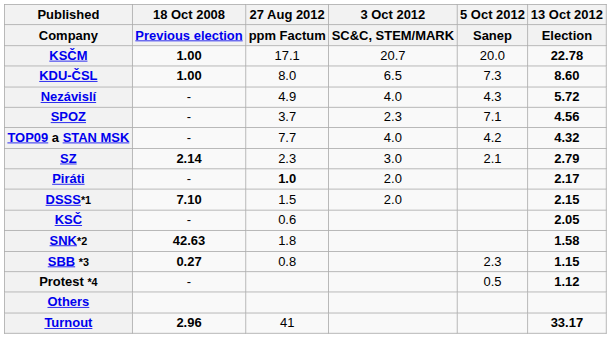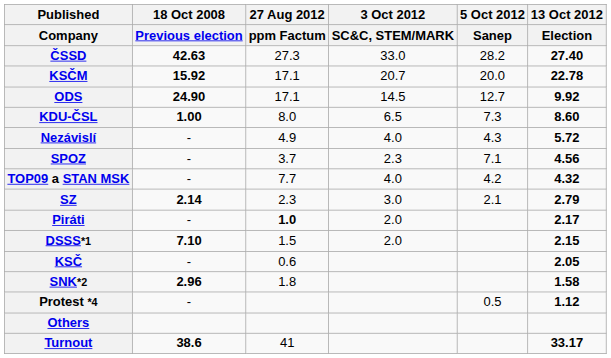+ row: (68, 55)
(189, 55) 1.00 -> (189, 76) 15.92
+ row: (68, 96)
(189, 240) 42.63 -> (189, 281) 2.96
- row: (68, 261)
(189, 323) 2.96 -> (189, 343) 38.6
